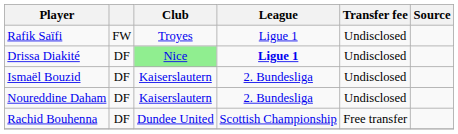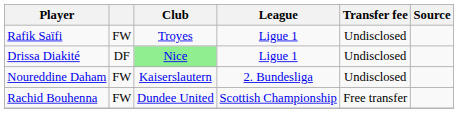(278, 56) bold -> (278, 56) normal
- row: (44, 77)
(122, 98) DF -> (122, 77) FW
(122, 119) DF -> (122, 98) FW
